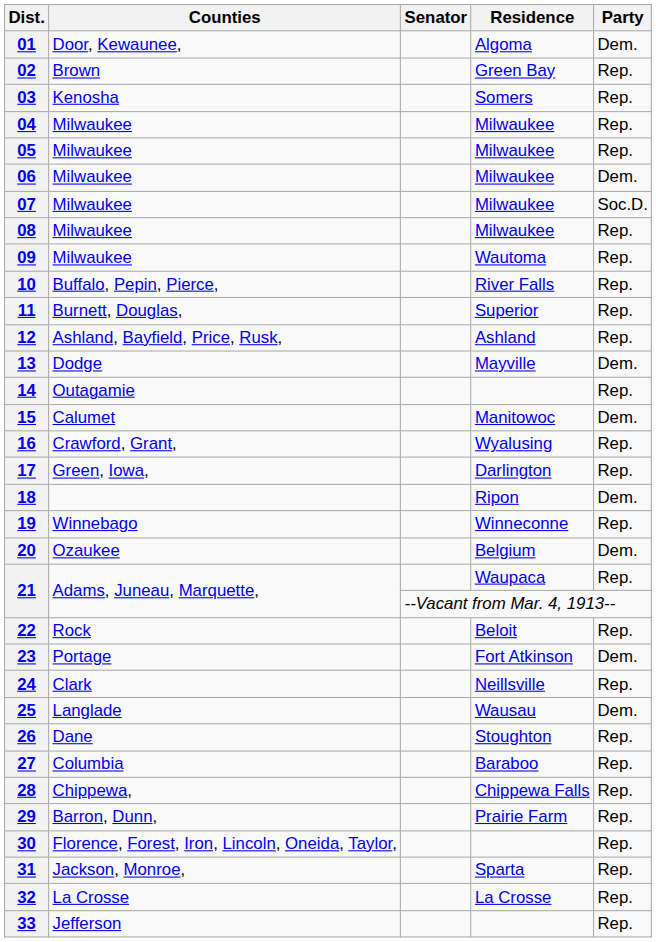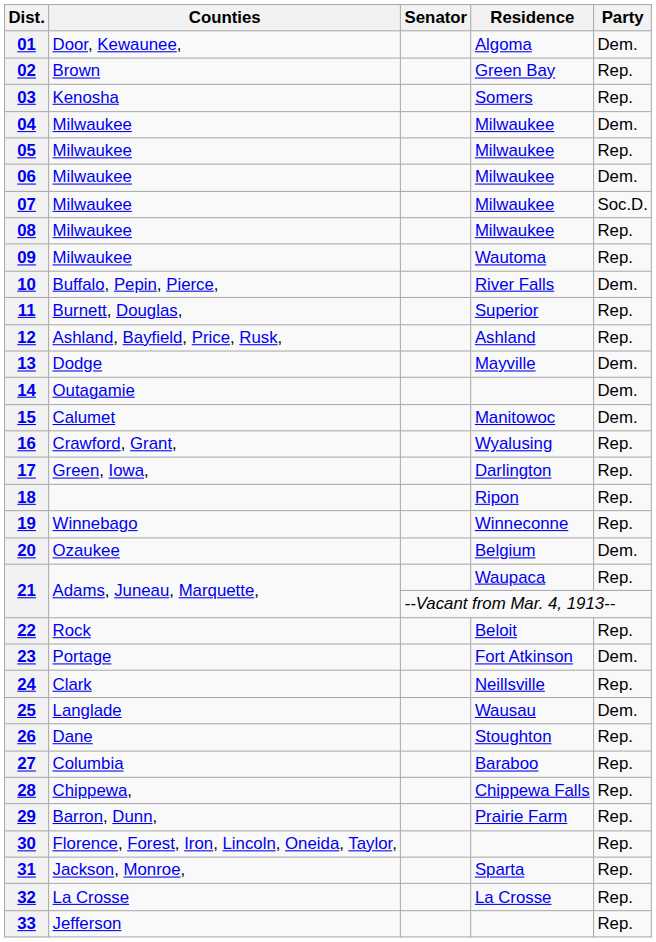(615, 124) Rep. -> (618, 124) Dem.
(615, 284) Rep. -> (618, 284) Dem.
(615, 390) Rep. -> (618, 390) Dem.
(618, 497) Dem. -> (615, 497) Rep.
